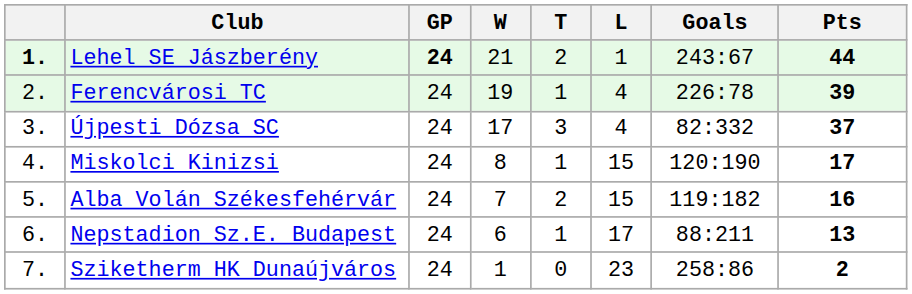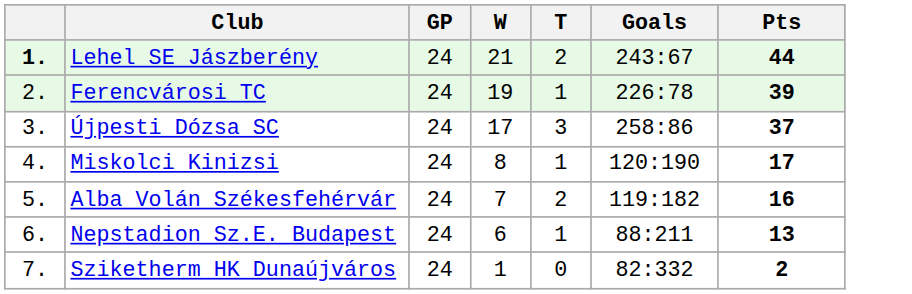- column: (621, 23)
(440, 58) bold -> (440, 58) normal
(715, 129) 82:332 -> (655, 129) 258:86
(715, 270) 258:86 -> (655, 270) 82:332
